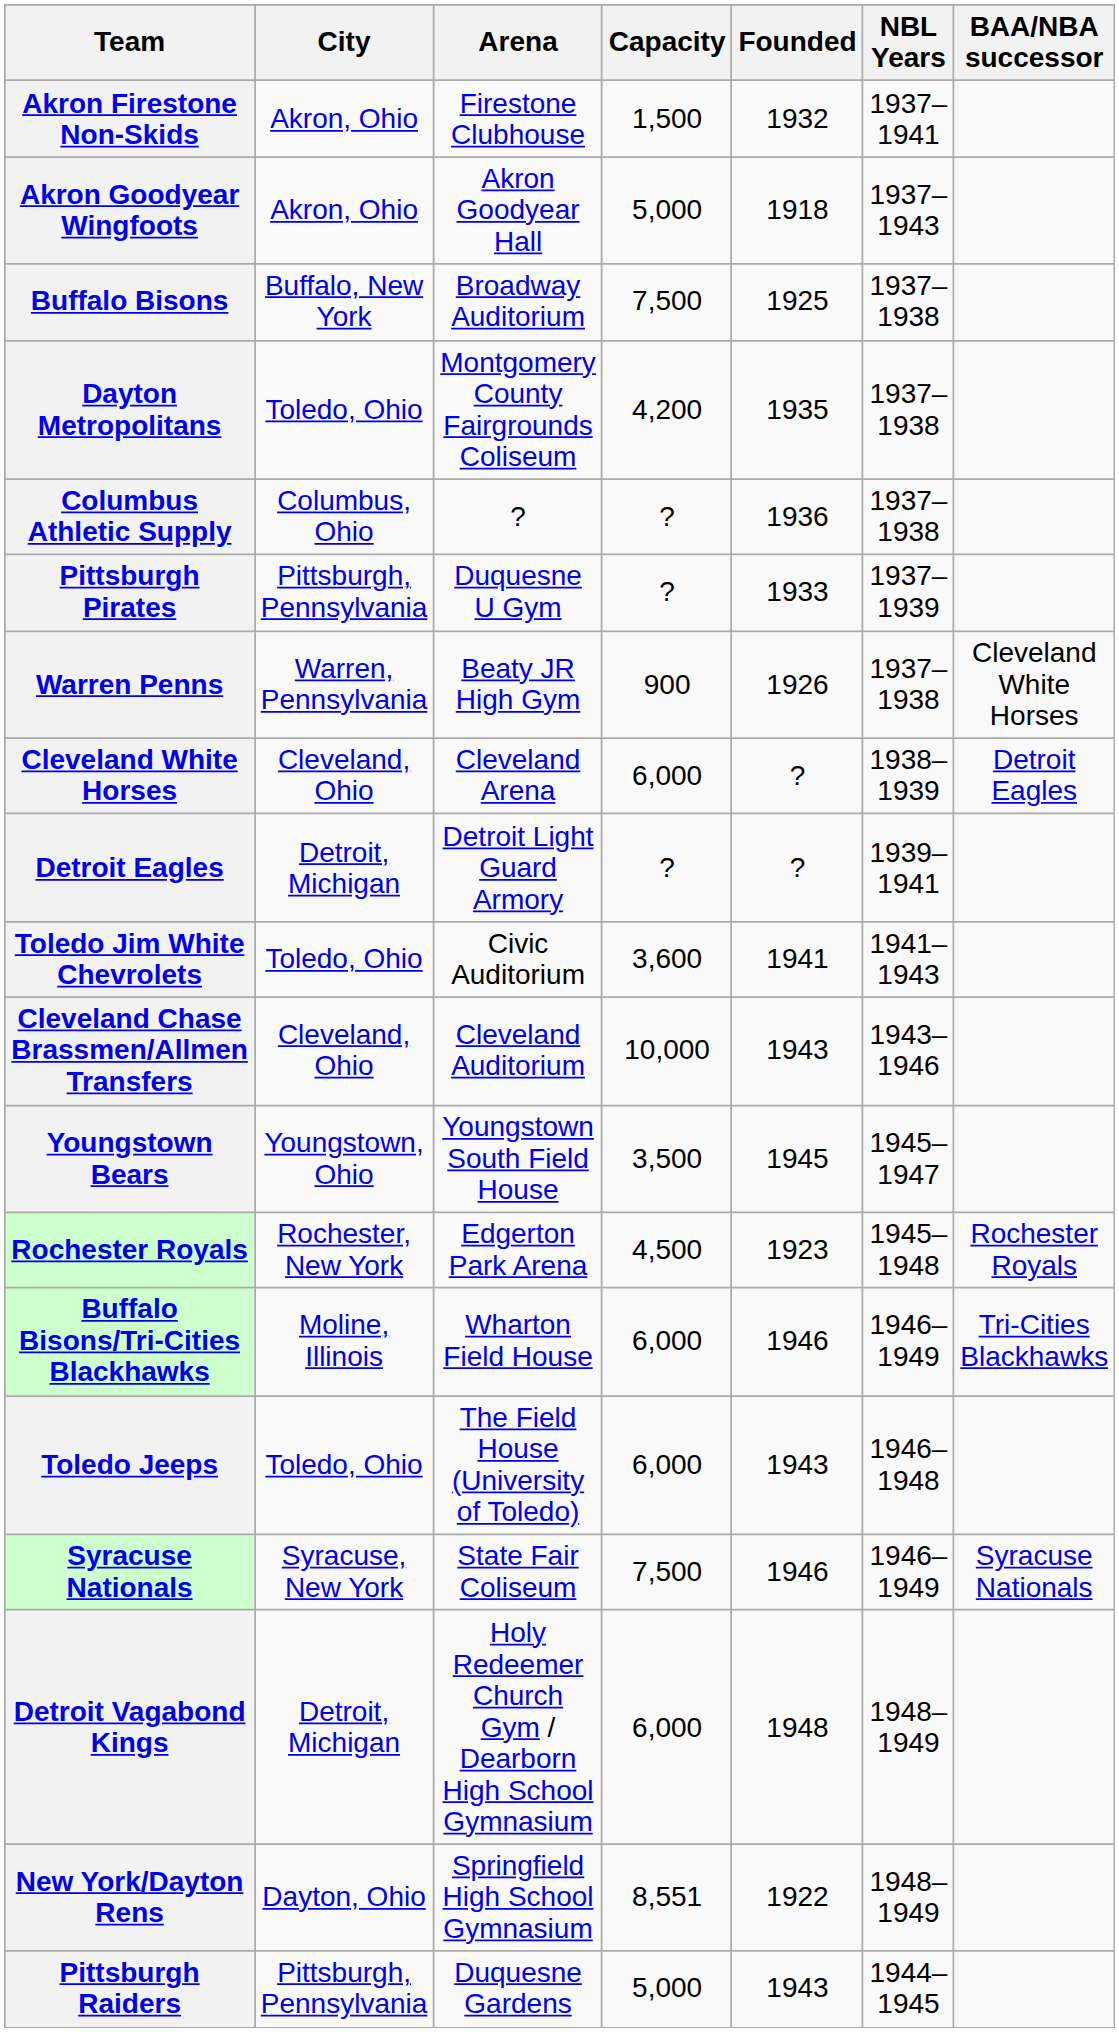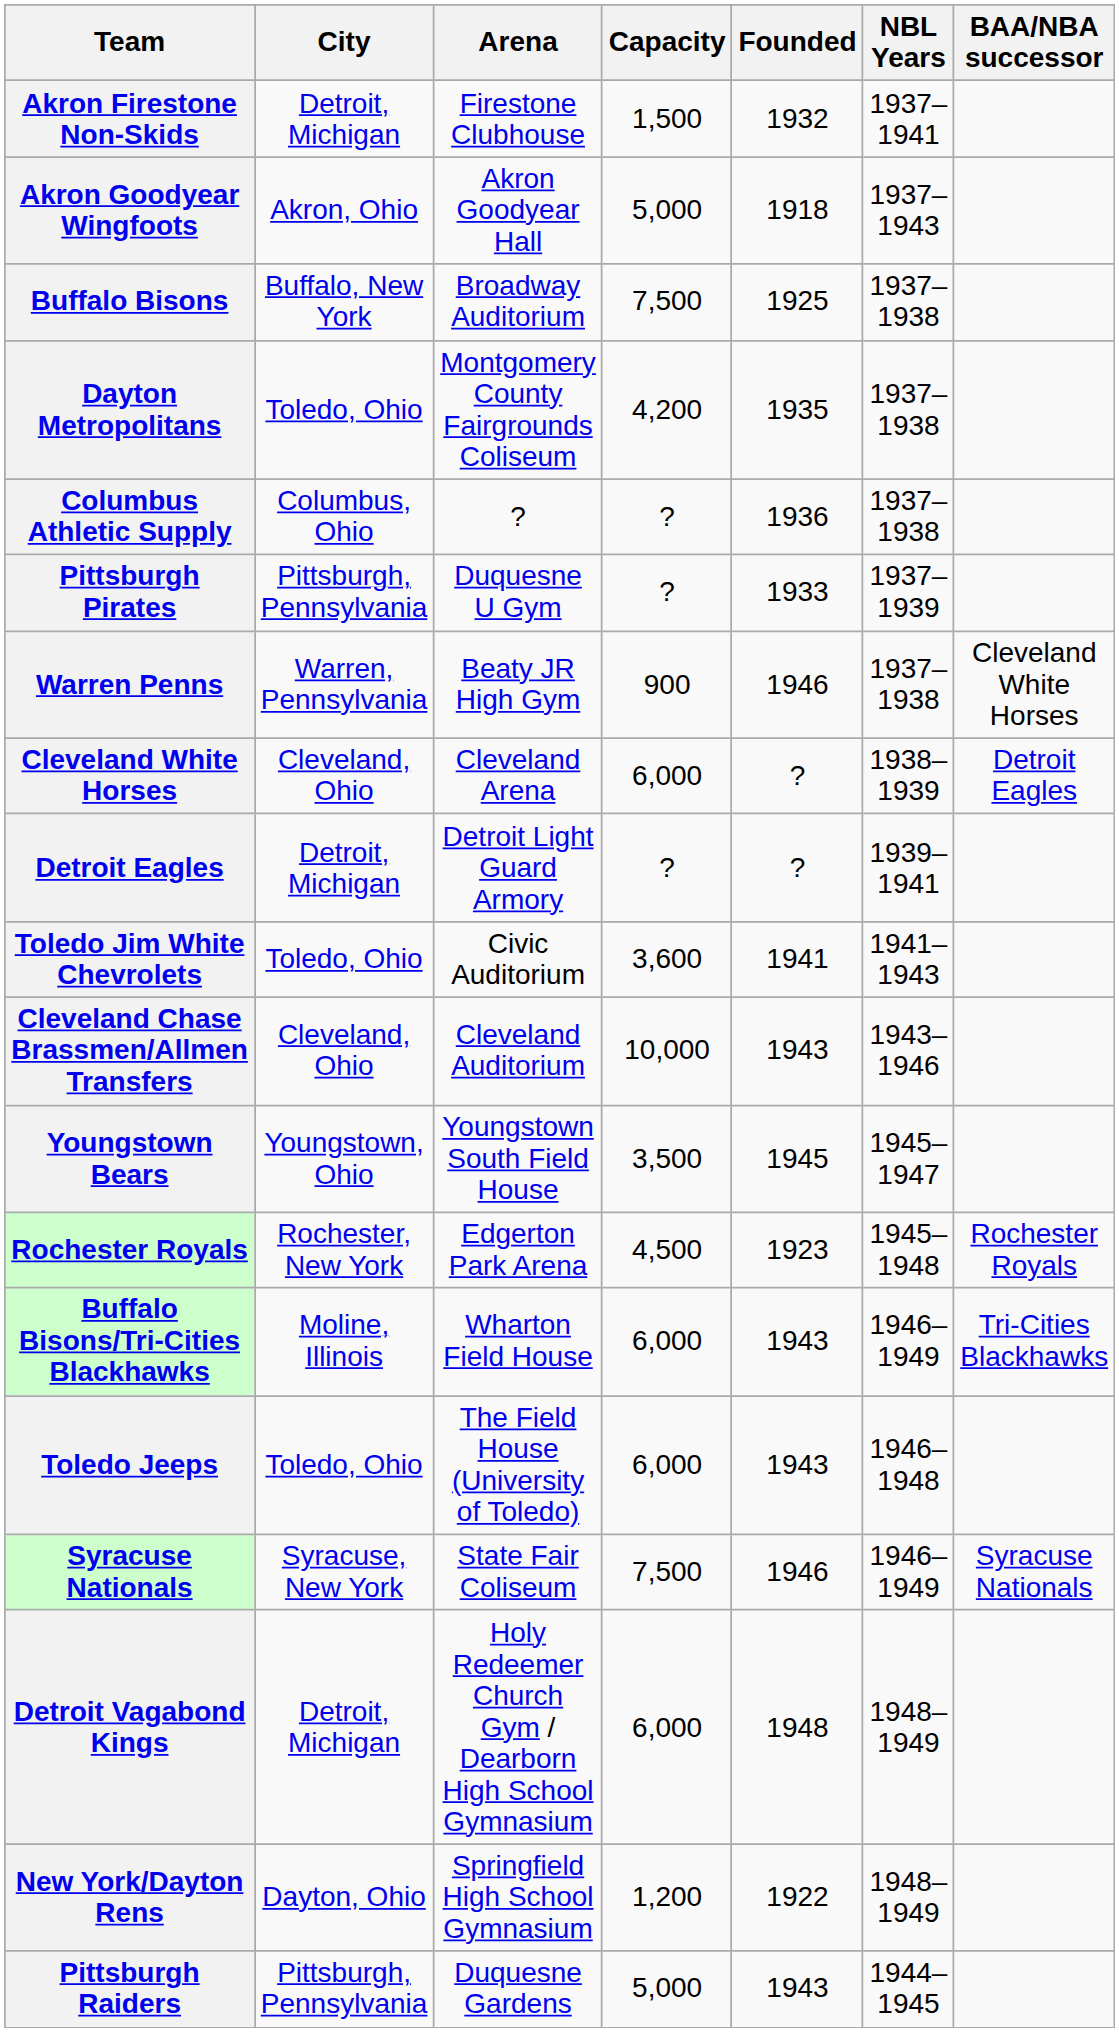(344, 118) Akron, Ohio -> (344, 118) Detroit, Michigan
(797, 684) 1926 -> (797, 684) 1946
(797, 1341) 1946 -> (797, 1341) 1943
(667, 1897) 8,551 -> (667, 1897) 1,200
